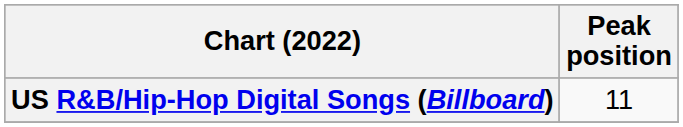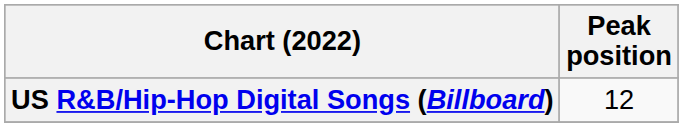(619, 99) 11 -> (619, 99) 12
